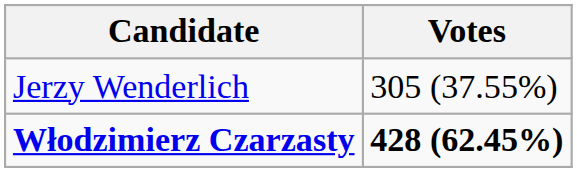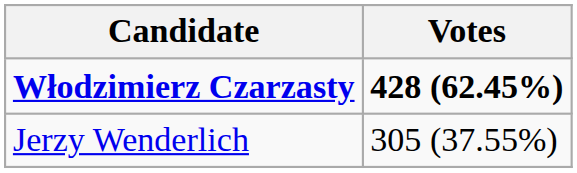rows swapped: (184, 139) <-> (131, 85)
